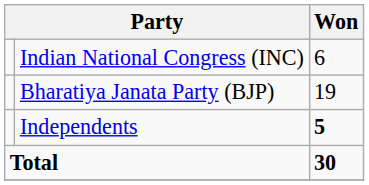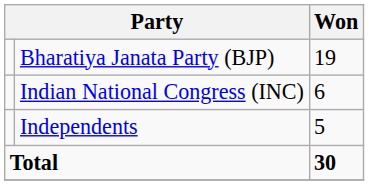rows swapped: (147, 92) <-> (162, 57)
(320, 127) bold -> (320, 127) normal
